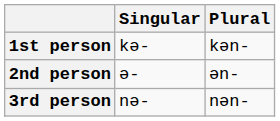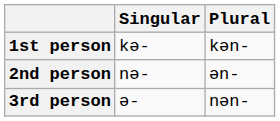(129, 74) ə- -> (134, 74) nə-
(134, 102) nə- -> (129, 102) ə-
